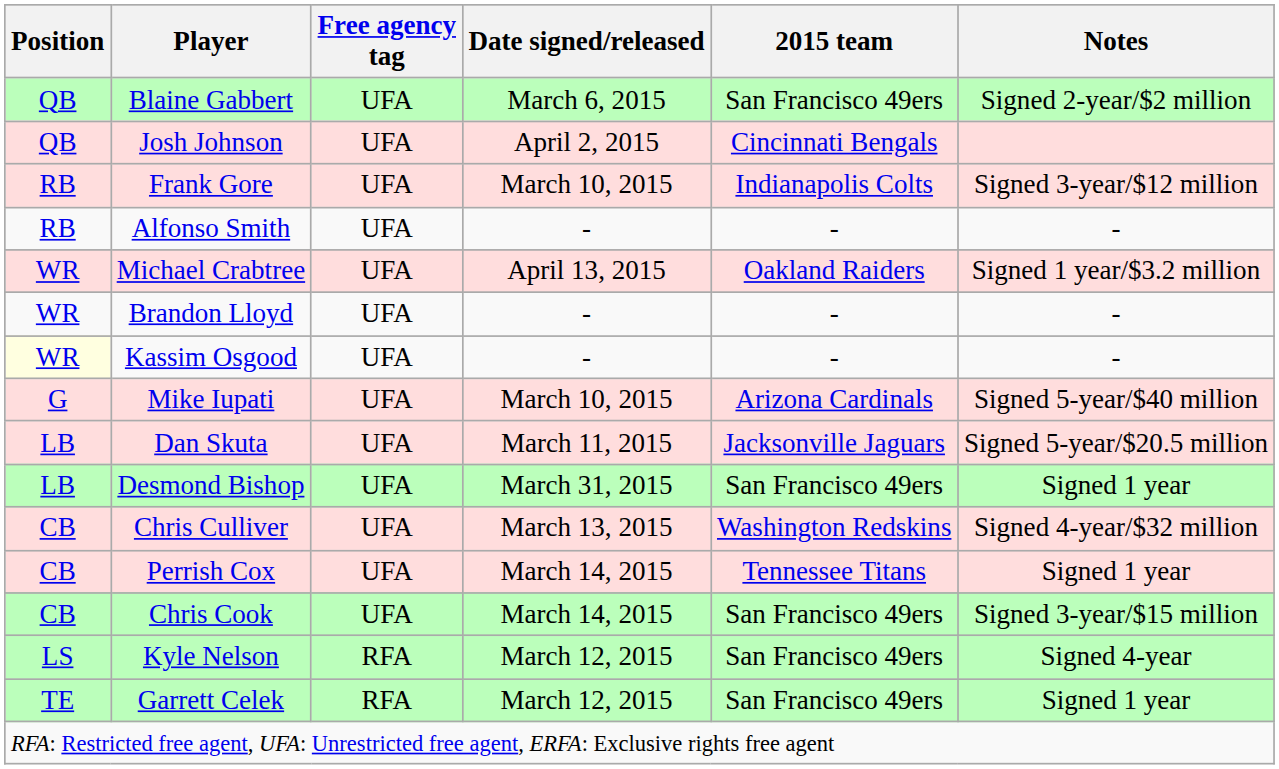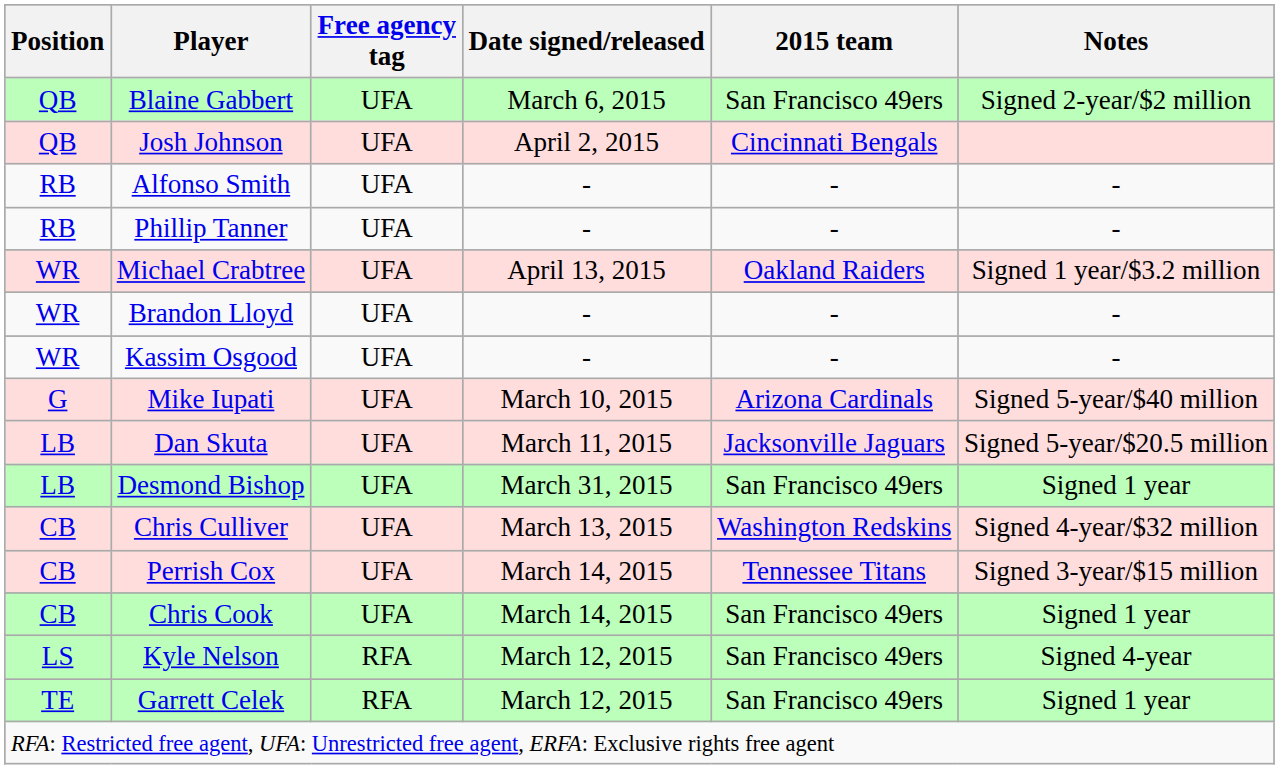- row: (211, 185)
+ row: (211, 227)
(58, 356) lightyellow background -> (58, 356) no background
(1116, 570) Signed 1 year -> (1116, 570) Signed 3-year/$15 million
(1116, 613) Signed 3-year/$15 million -> (1116, 613) Signed 1 year
